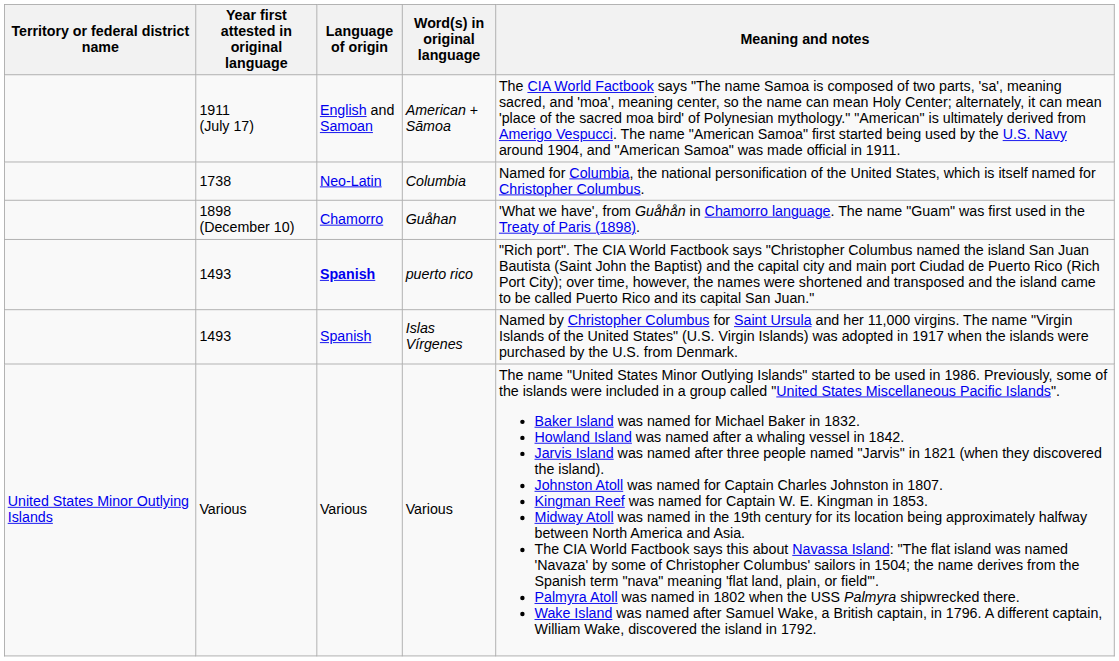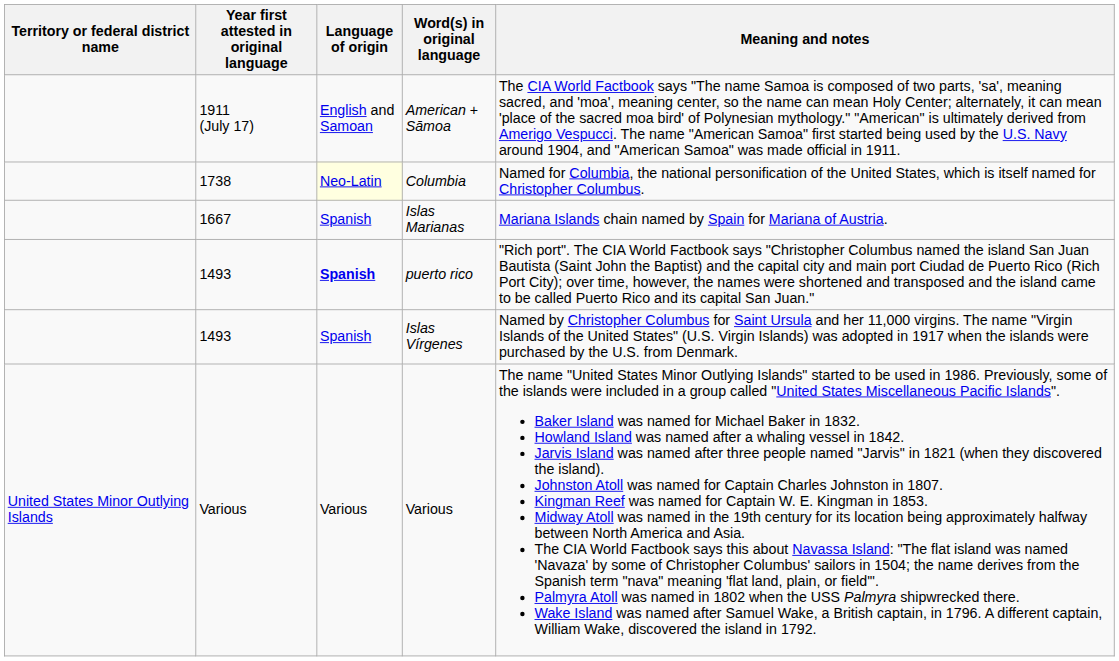(351, 181) no background -> (351, 181) lightyellow background
- row: (431, 219)
+ row: (435, 219)
